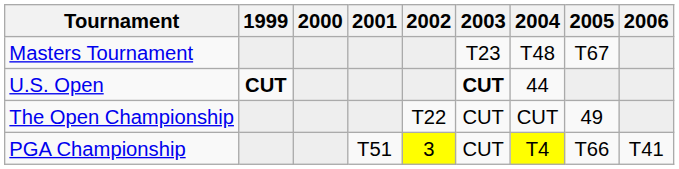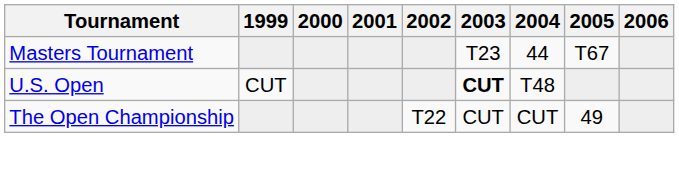(538, 53) T48 -> (538, 53) 44
(266, 85) bold -> (266, 85) normal
(538, 85) 44 -> (538, 85) T48
- row: (98, 149)
